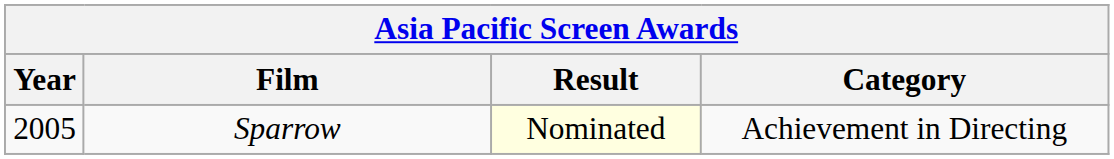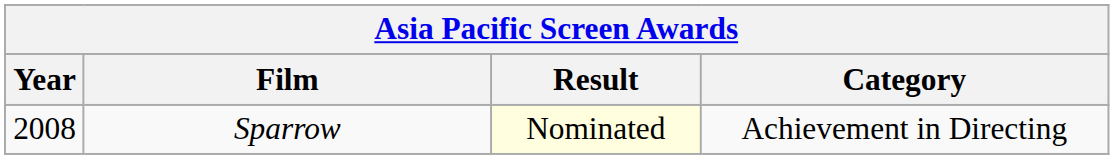(45, 128) 2005 -> (45, 128) 2008
